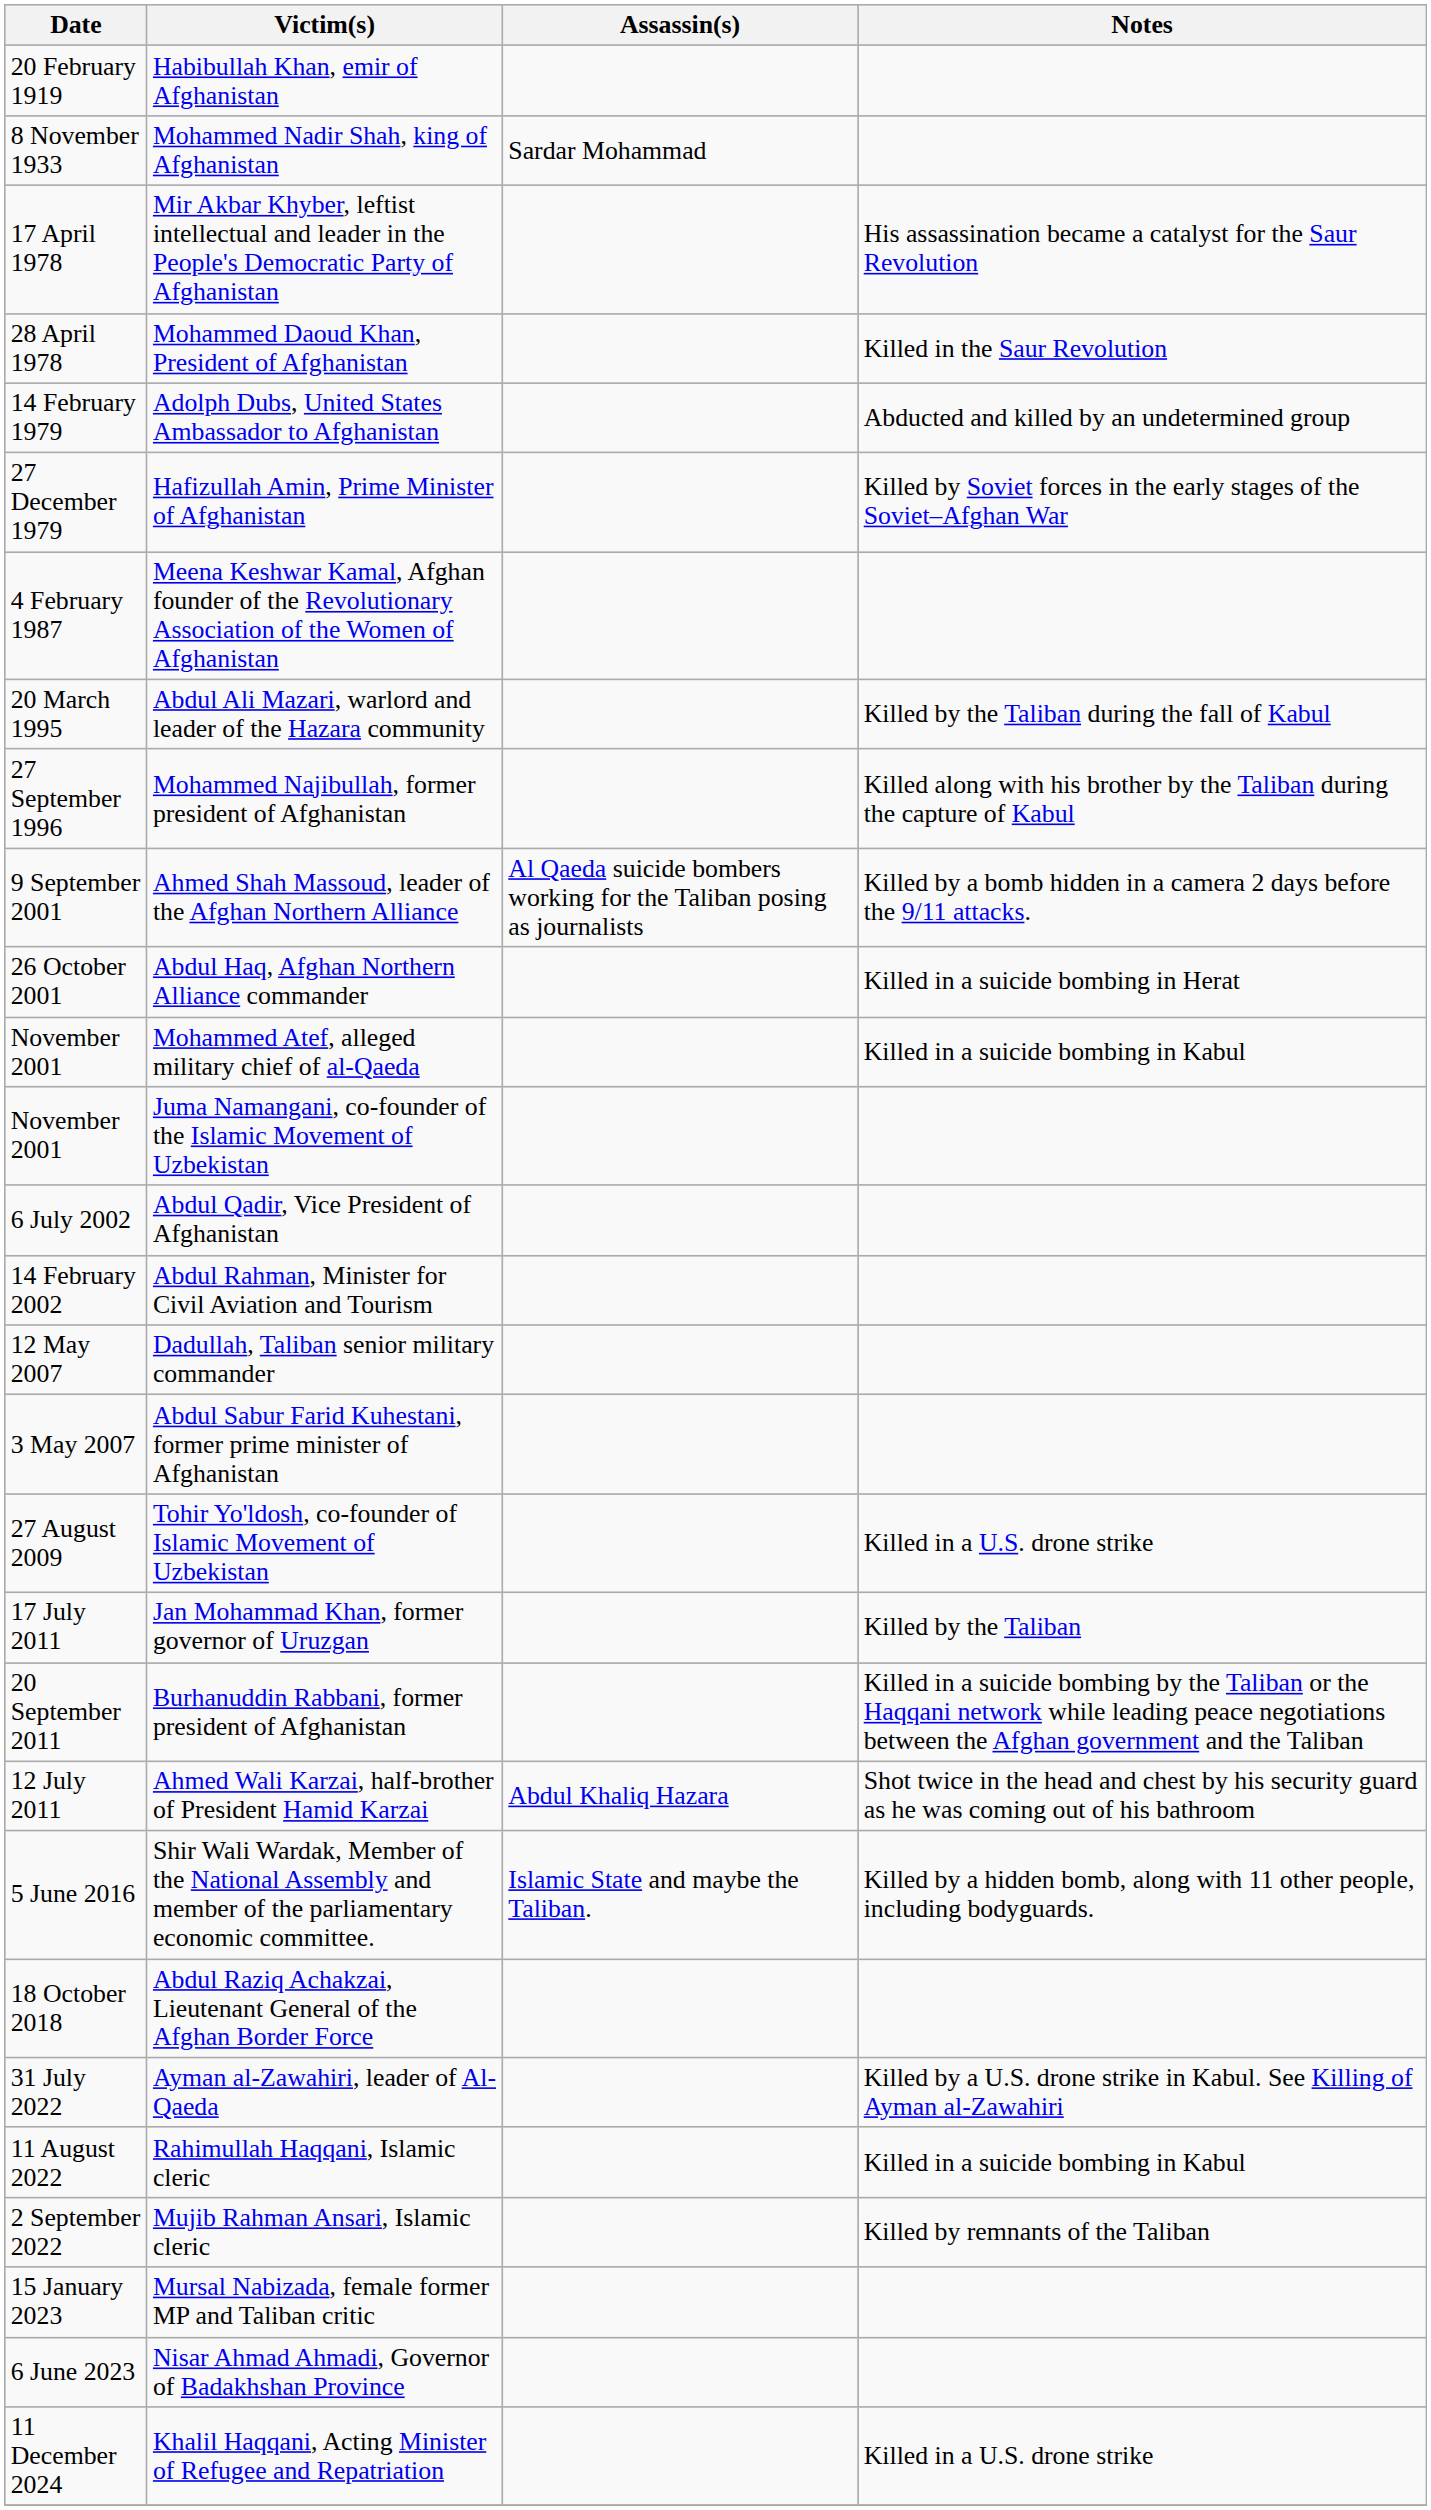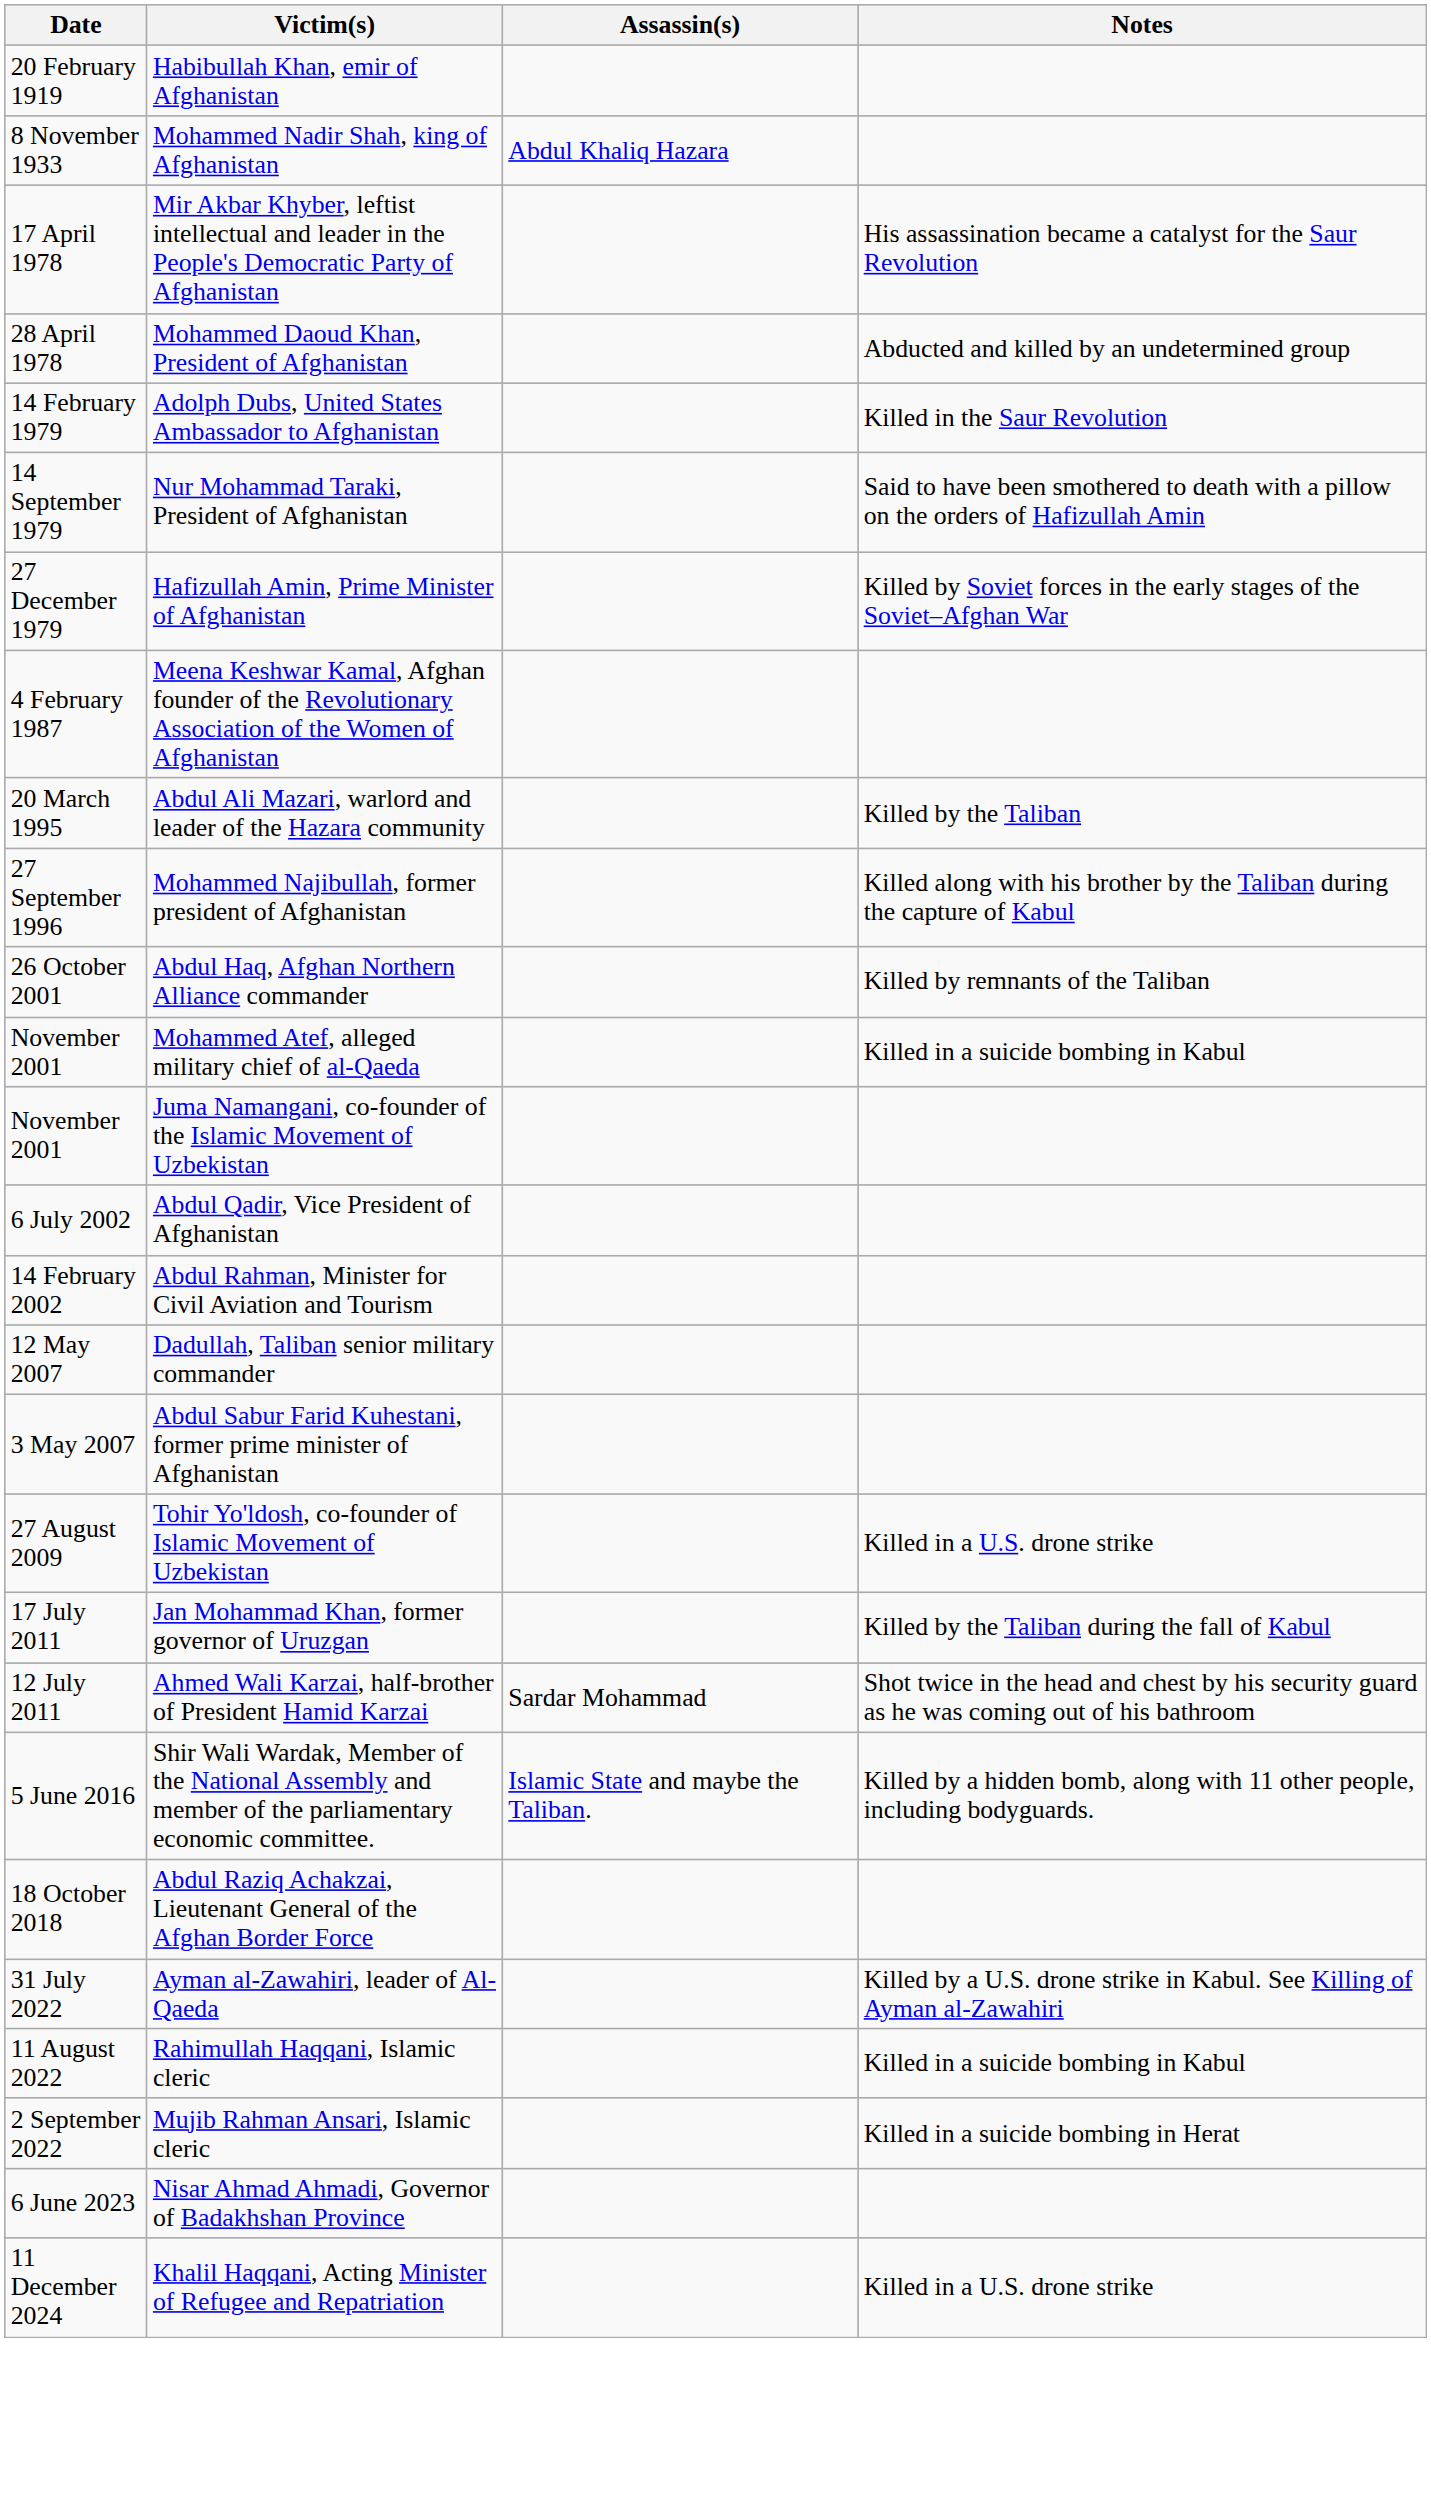(607, 150) Sardar Mohammad -> (618, 150) Abdul Khaliq Hazara
(1015, 347) Killed in the Saur Revolution -> (1107, 347) Abducted and killed by an undetermined group
(1107, 417) Abducted and killed by an undetermined group -> (1015, 417) Killed in the Saur Revolution
+ row: (280, 501)
(1097, 714) Killed by the Taliban during the fall of Kabul -> (972, 812) Killed by the Taliban
- row: (321, 897)
(1052, 981) Killed in a suicide bombing in Herat -> (1037, 981) Killed by remnants of the Taliban
(972, 1627) Killed by the Taliban -> (1097, 1627) Killed by the Taliban during the fall of Kabul
- row: (308, 1711)
(618, 1795) Abdul Khaliq Hazara -> (607, 1696) Sardar Mohammad
(1037, 2231) Killed by remnants of the Taliban -> (1052, 2133) Killed in a suicide bombing in Herat
- row: (321, 2301)
